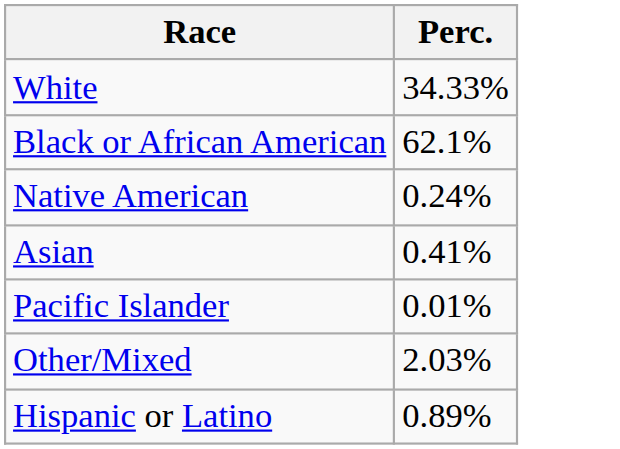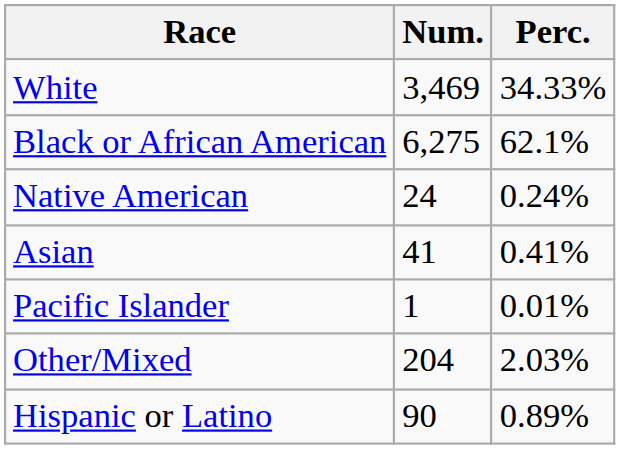+ column: (443, 31)
